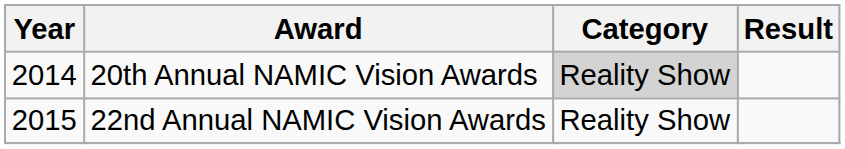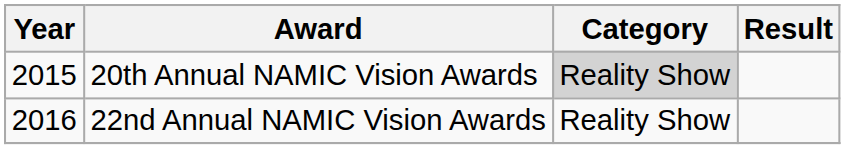(44, 75) 2014 -> (44, 75) 2015
(44, 121) 2015 -> (44, 121) 2016
